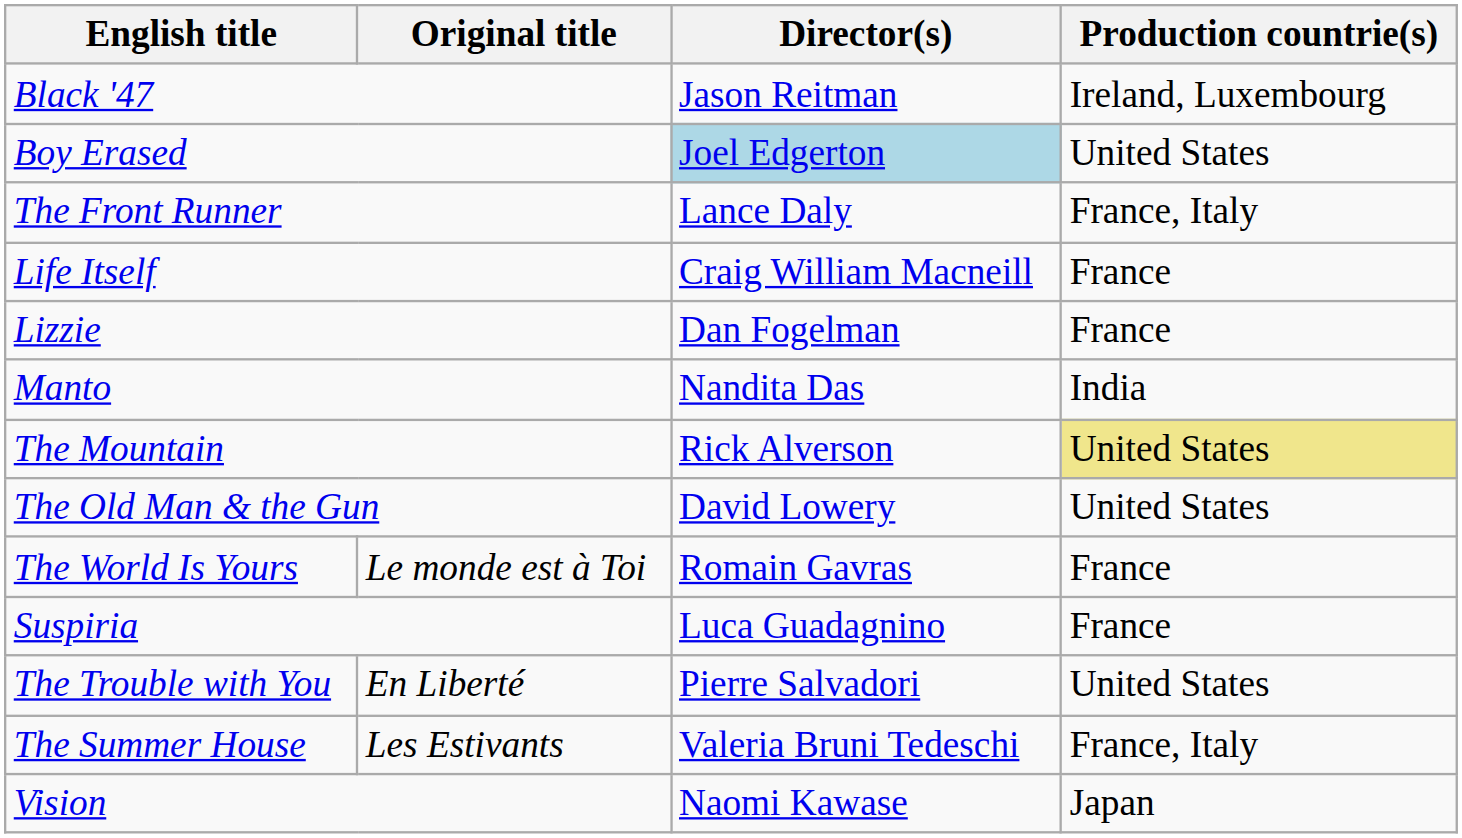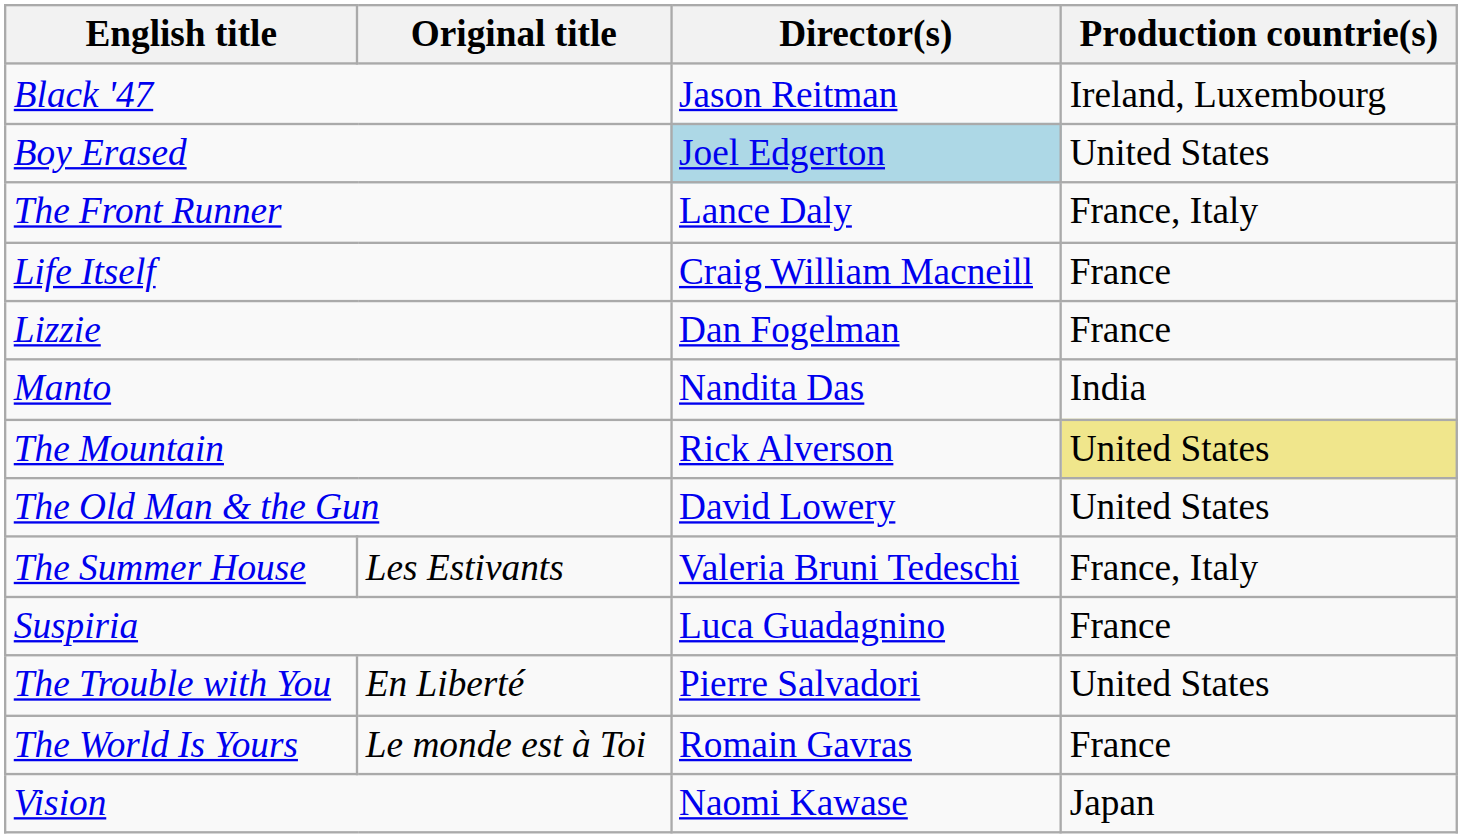rows swapped: (160, 743) <-> (156, 566)
